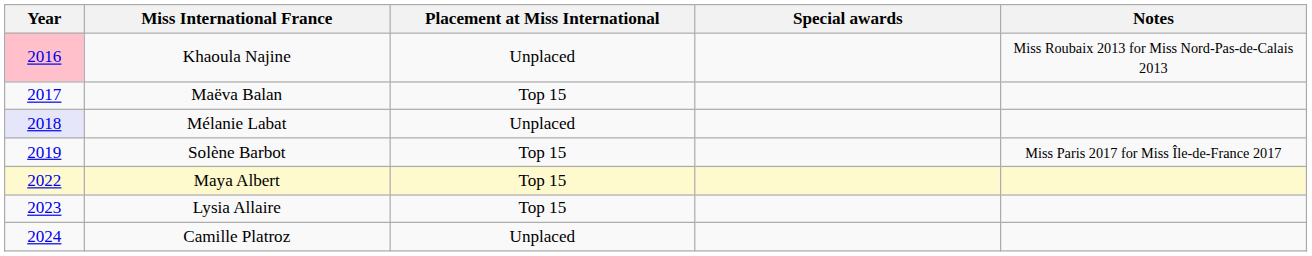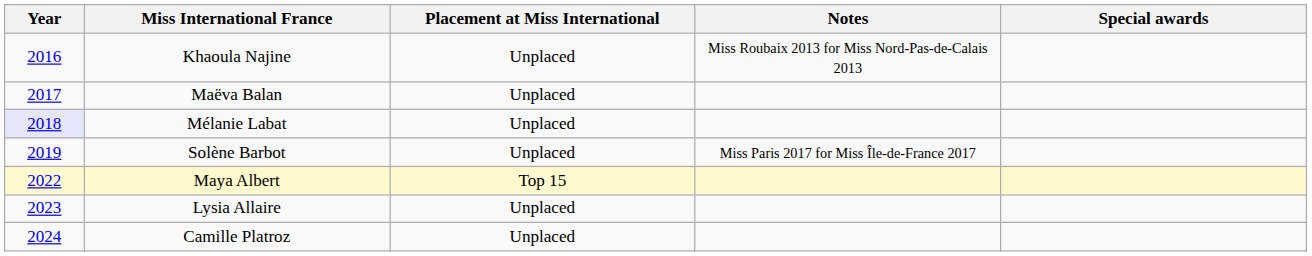columns swapped: (848, 19) <-> (1153, 19)
(44, 57) pink background -> (44, 57) no background
(542, 95) Top 15 -> (542, 95) Unplaced
(542, 152) Top 15 -> (542, 152) Unplaced
(542, 208) Top 15 -> (542, 208) Unplaced
